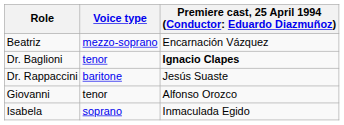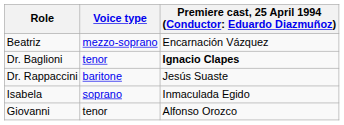rows swapped: (24, 111) <-> (28, 94)
